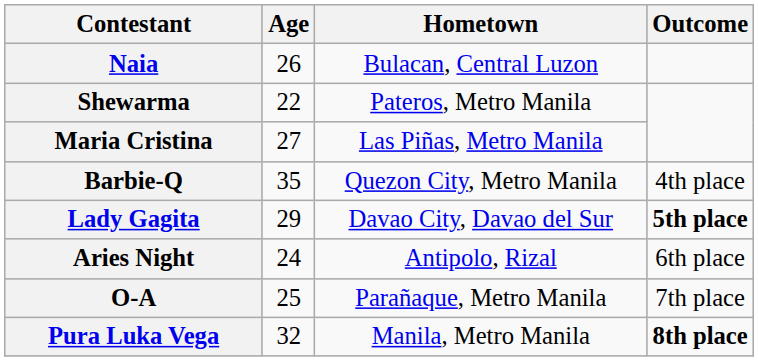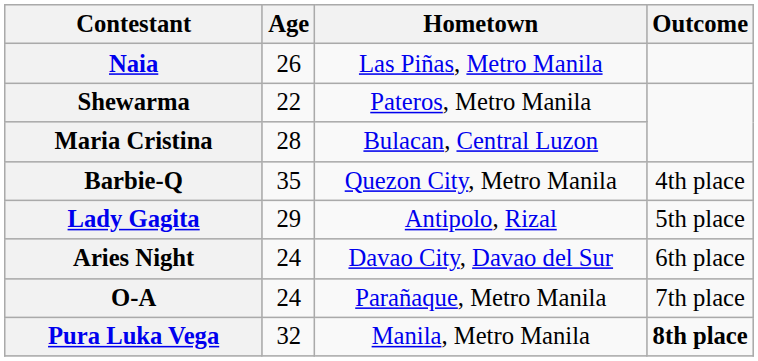(481, 63) Bulacan, Central Luzon -> (481, 63) Las Piñas, Metro Manila
(289, 141) 27 -> (289, 141) 28
(481, 141) Las Piñas, Metro Manila -> (481, 141) Bulacan, Central Luzon
(481, 219) Davao City, Davao del Sur -> (481, 219) Antipolo, Rizal
(700, 219) bold -> (700, 219) normal
(481, 258) Antipolo, Rizal -> (481, 258) Davao City, Davao del Sur
(289, 297) 25 -> (289, 297) 24
